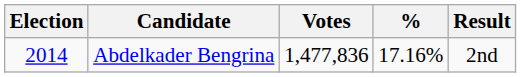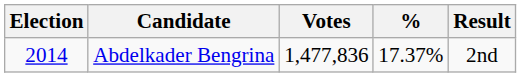(411, 54) 17.16% -> (411, 54) 17.37%
